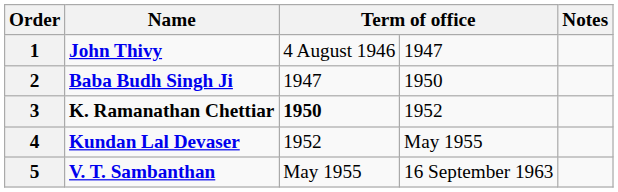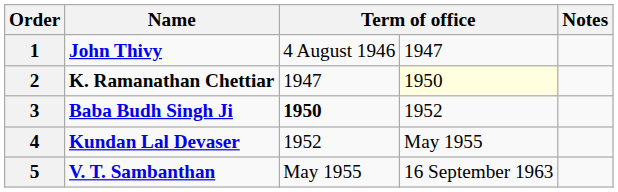(151, 80) Baba Budh Singh Ji -> (172, 80) K. Ramanathan Chettiar
(423, 80) no background -> (423, 80) lightyellow background
(172, 111) K. Ramanathan Chettiar -> (151, 111) Baba Budh Singh Ji
